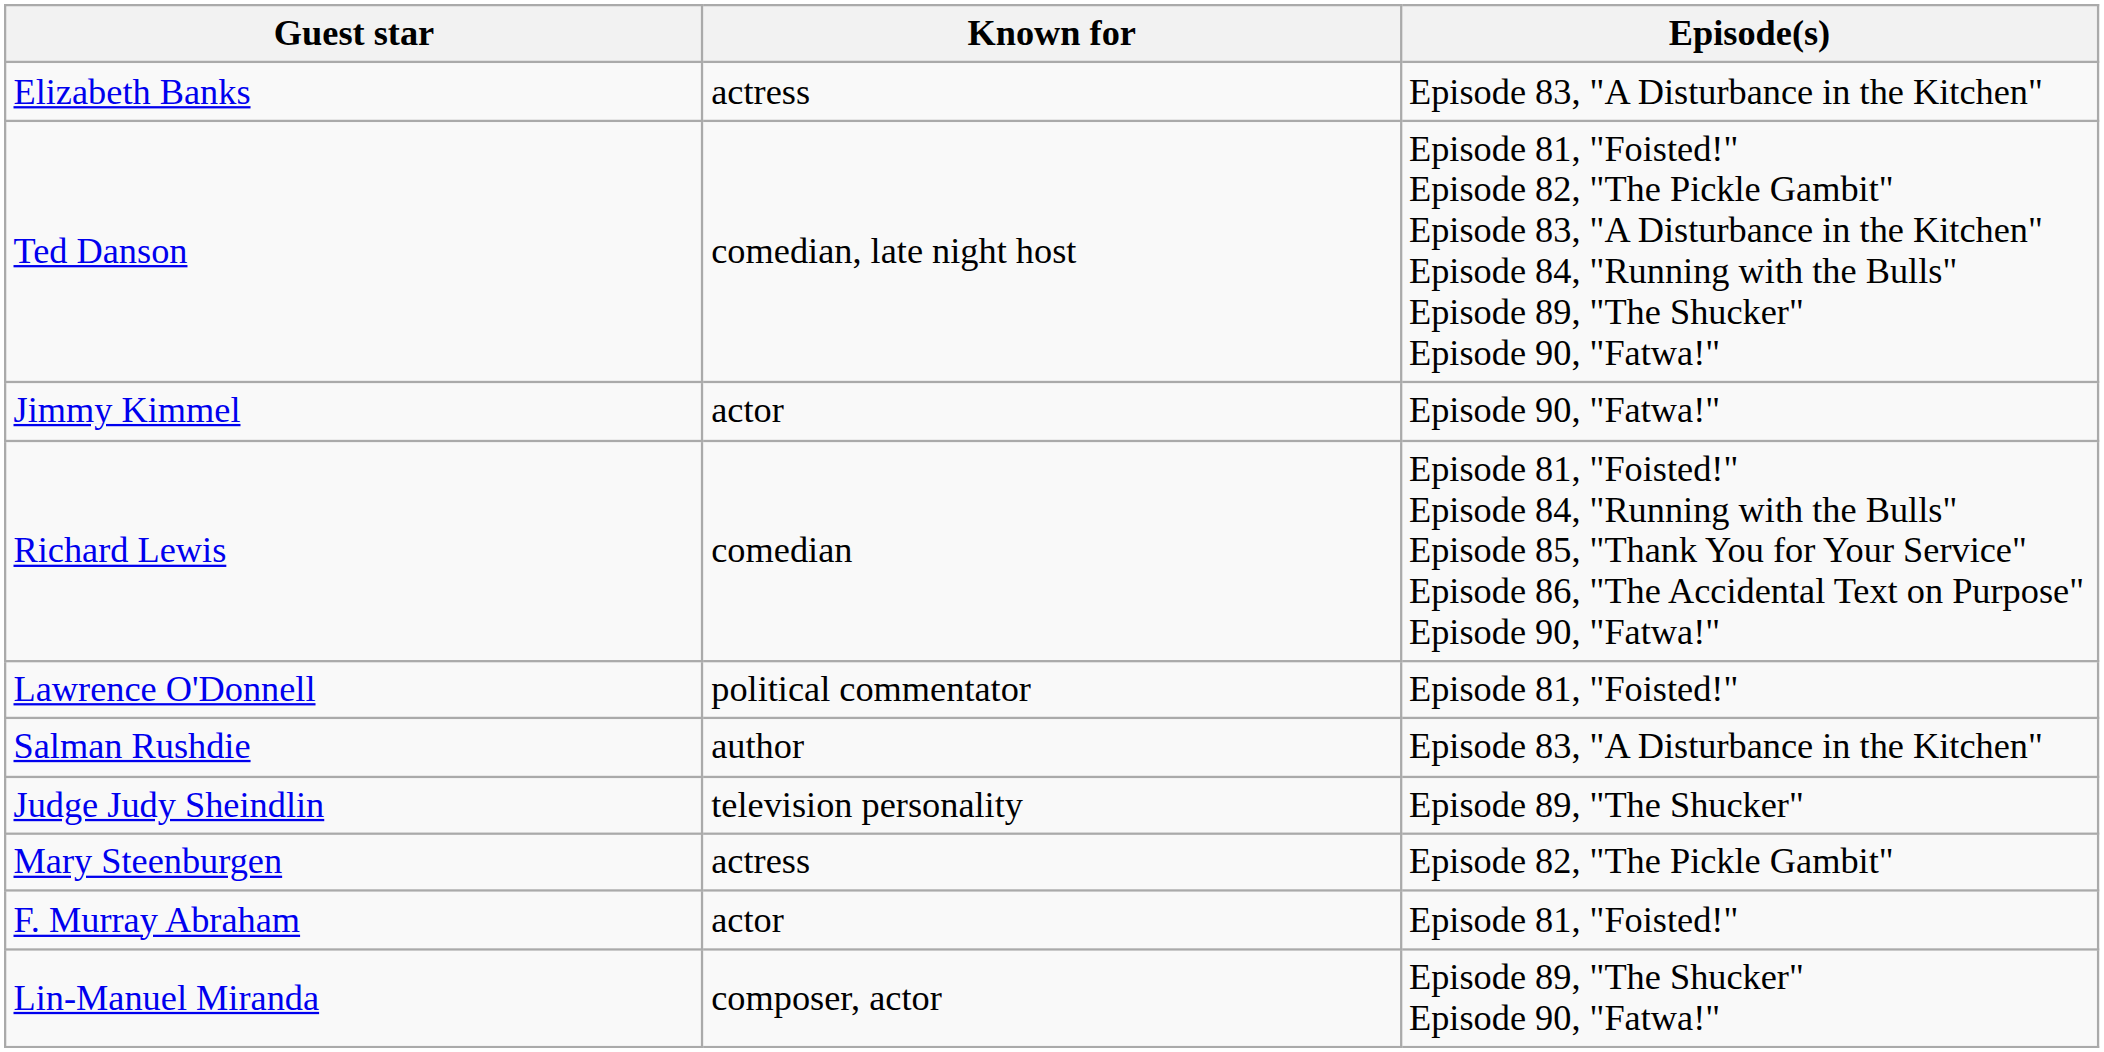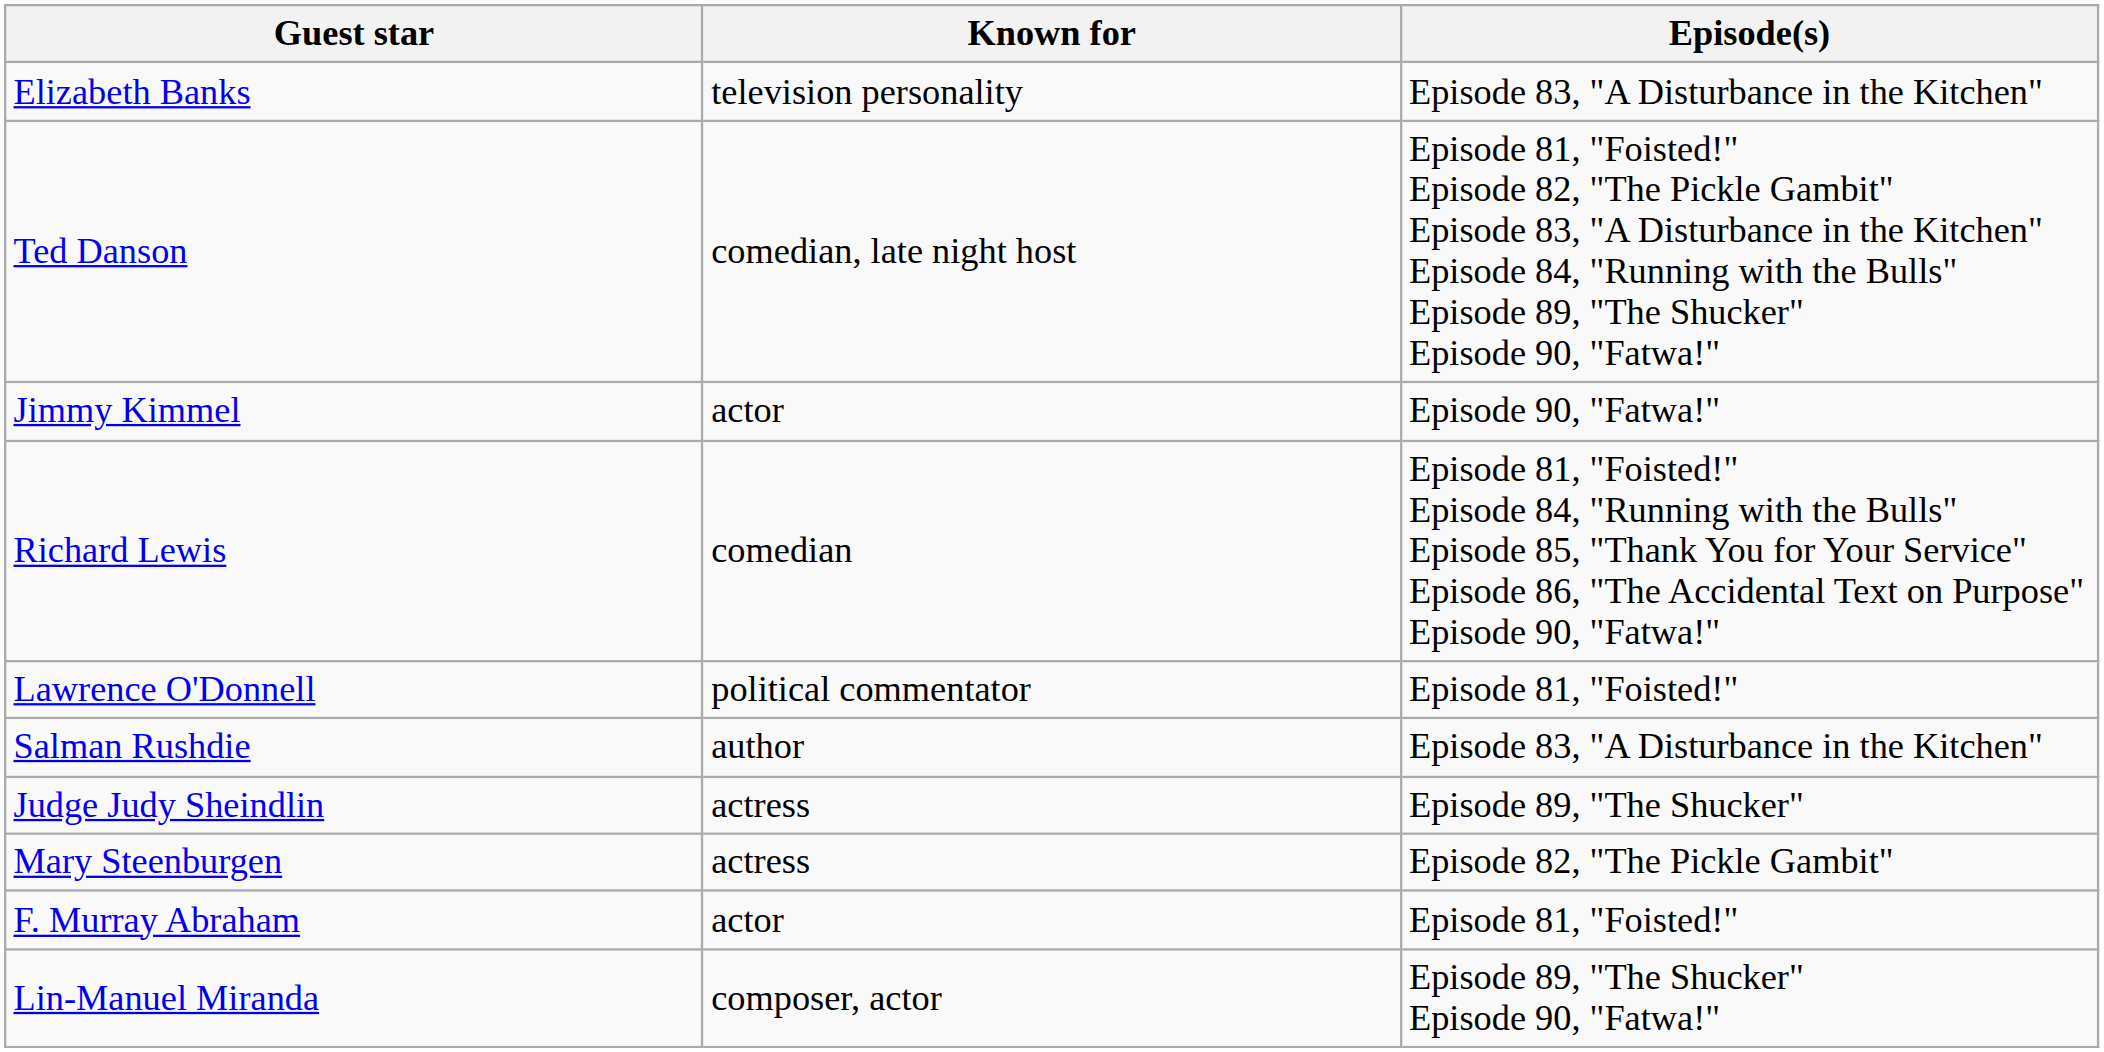(761, 90) actress -> (867, 90) television personality
(867, 804) television personality -> (761, 804) actress
